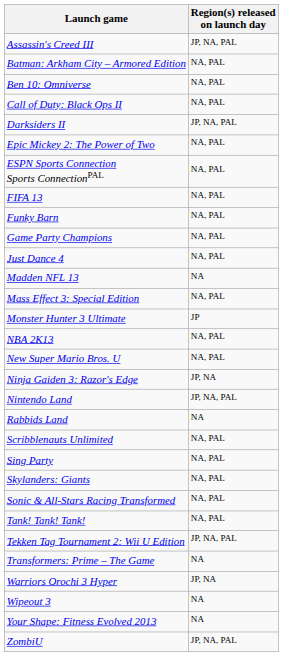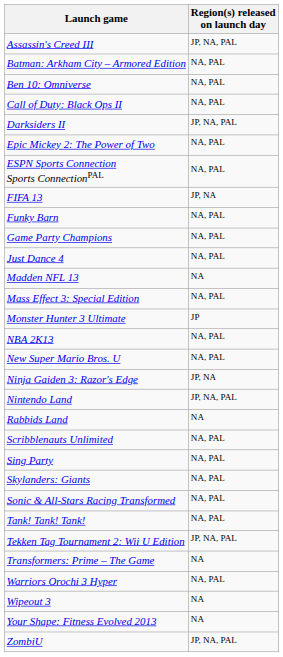(208, 195) NA, PAL -> (203, 195) JP, NA
(203, 579) JP, NA -> (208, 579) NA, PAL
